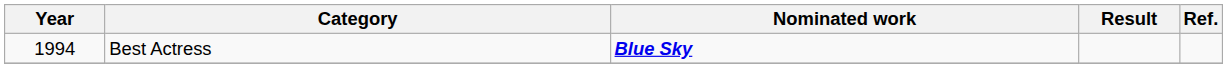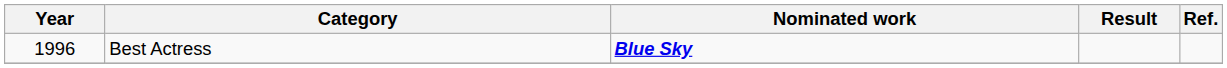(55, 48) 1994 -> (55, 48) 1996
